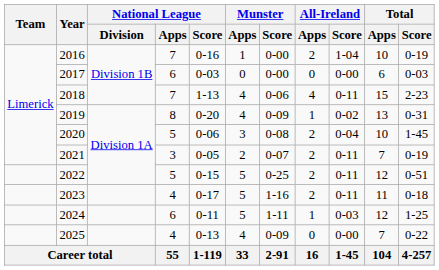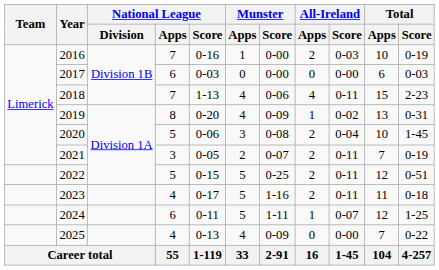(347, 54) 1-04 -> (347, 54) 0-03
(347, 214) 0-03 -> (347, 214) 0-07
